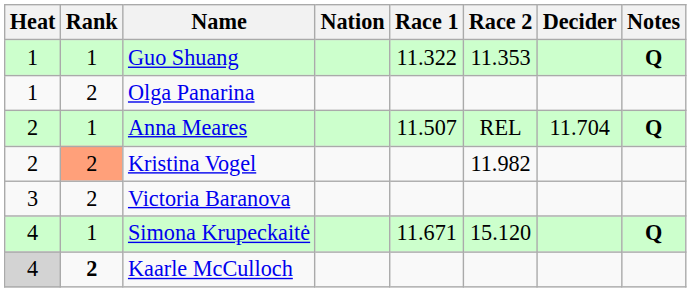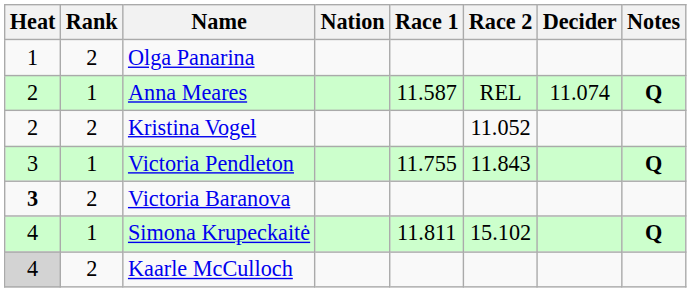- row: (183, 57)
(427, 127) 11.507 -> (427, 92) 11.587
(580, 127) 11.704 -> (580, 92) 11.074
(92, 163) lightsalmon background -> (92, 127) no background
(501, 163) 11.982 -> (501, 127) 11.052
+ row: (211, 163)
(33, 198) normal -> (33, 198) bold
(427, 233) 11.671 -> (427, 233) 11.811
(501, 233) 15.120 -> (501, 233) 15.102
(92, 269) bold -> (92, 269) normal
